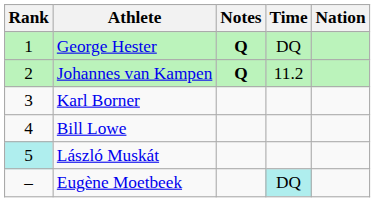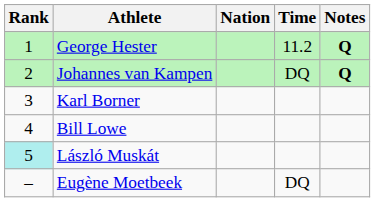columns swapped: (341, 18) <-> (241, 18)
(289, 45) DQ -> (297, 45) 11.2
(289, 73) 11.2 -> (297, 73) DQ
(289, 182) paleturquoise background -> (297, 182) no background
